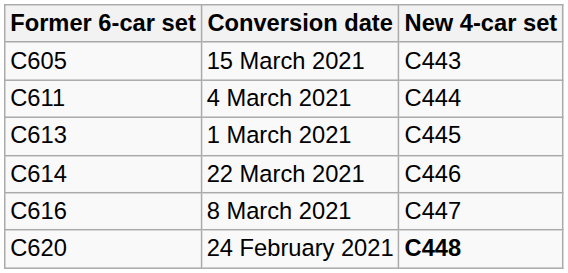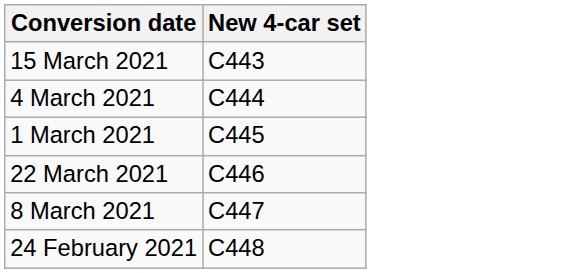- column: (103, 23)
(433, 248) bold -> (236, 248) normal
